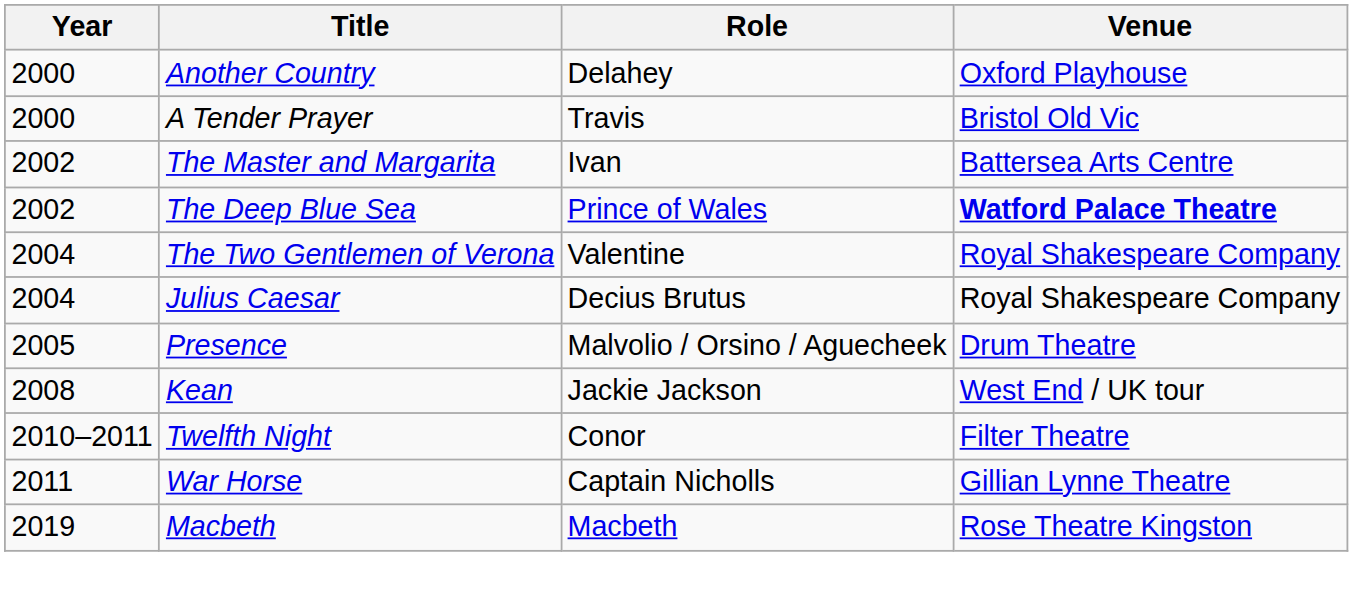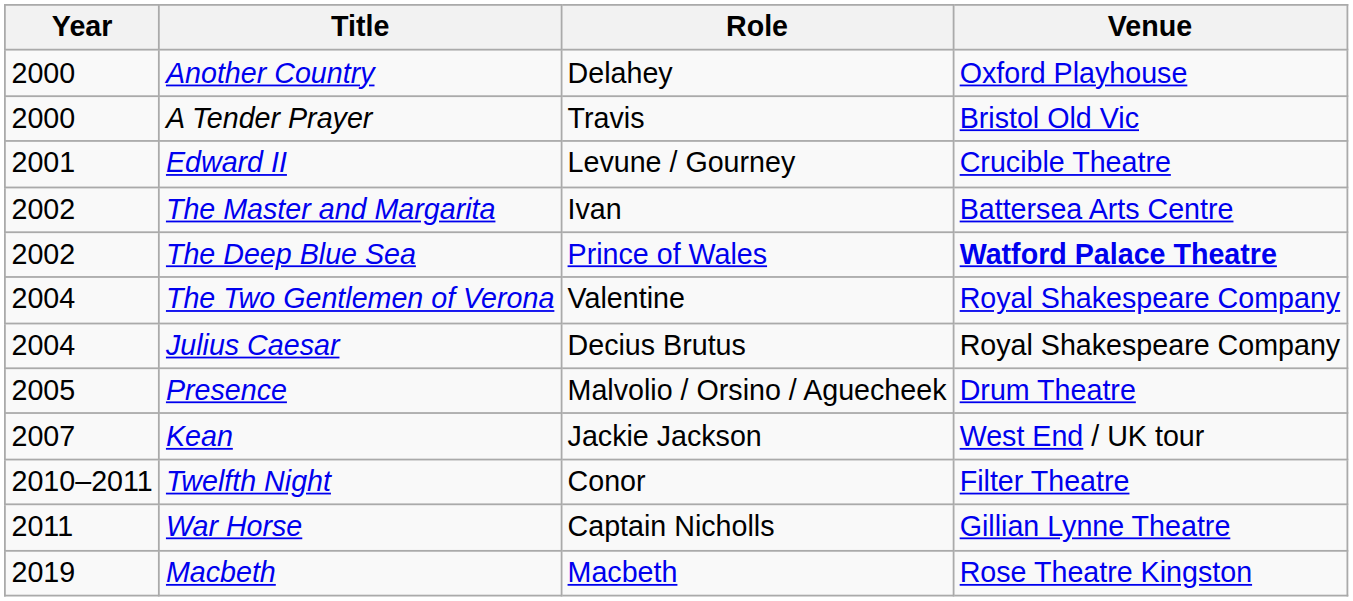+ row: (226, 163)
(43, 390) 2008 -> (43, 436) 2007
